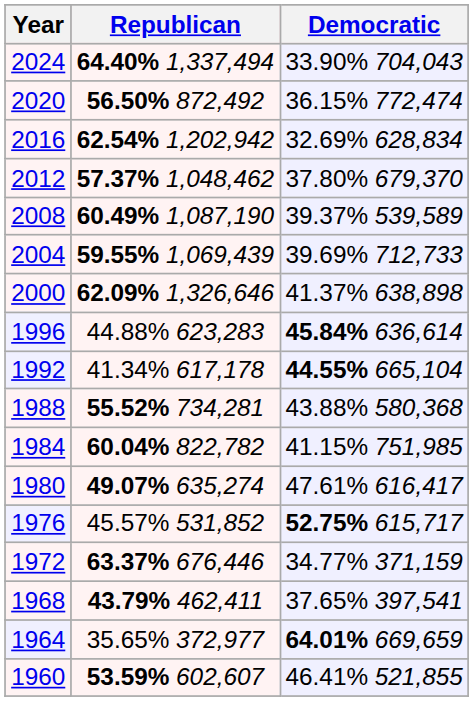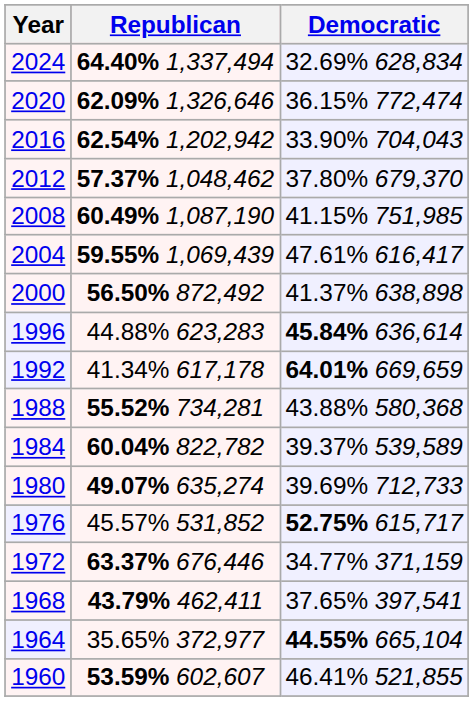(374, 62) 33.90% 704,043 -> (374, 62) 32.69% 628,834
(175, 101) 56.50% 872,492 -> (175, 101) 62.09% 1,326,646
(374, 139) 32.69% 628,834 -> (374, 139) 33.90% 704,043
(374, 216) 39.37% 539,589 -> (374, 216) 41.15% 751,985
(374, 254) 39.69% 712,733 -> (374, 254) 47.61% 616,417
(175, 293) 62.09% 1,326,646 -> (175, 293) 56.50% 872,492
(374, 370) 44.55% 665,104 -> (374, 370) 64.01% 669,659
(374, 447) 41.15% 751,985 -> (374, 447) 39.37% 539,589
(374, 485) 47.61% 616,417 -> (374, 485) 39.69% 712,733
(374, 639) 64.01% 669,659 -> (374, 639) 44.55% 665,104
